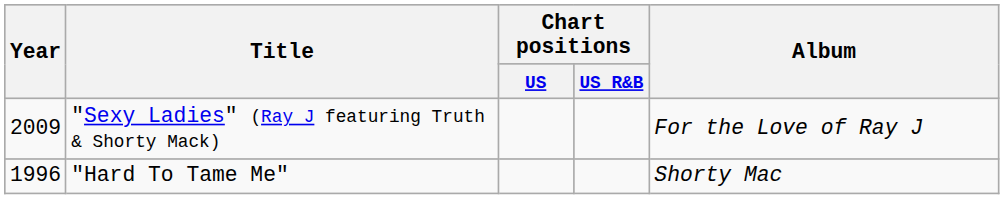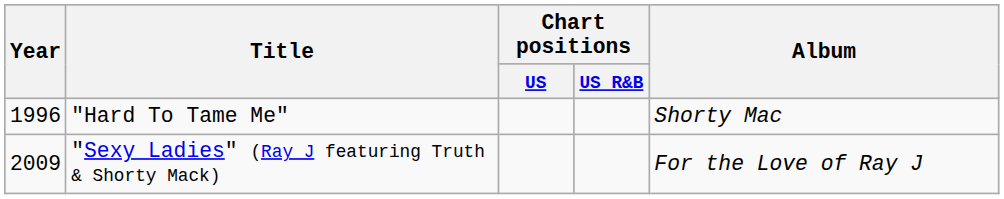rows swapped: (180, 176) <-> (278, 128)
